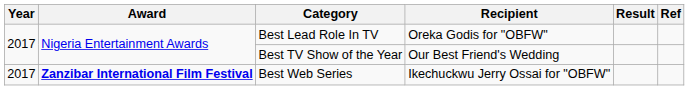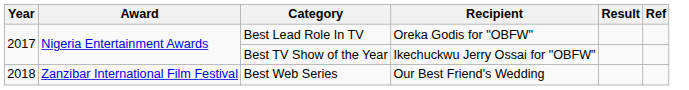(484, 54) Our Best Friend's Wedding -> (494, 54) Ikechuckwu Jerry Ossai for "OBFW"
(21, 74) 2017 -> (21, 74) 2018
(147, 74) bold -> (140, 74) normal
(509, 74) Ikechuckwu Jerry Ossai for "OBFW" -> (469, 74) Our Best Friend's Wedding
